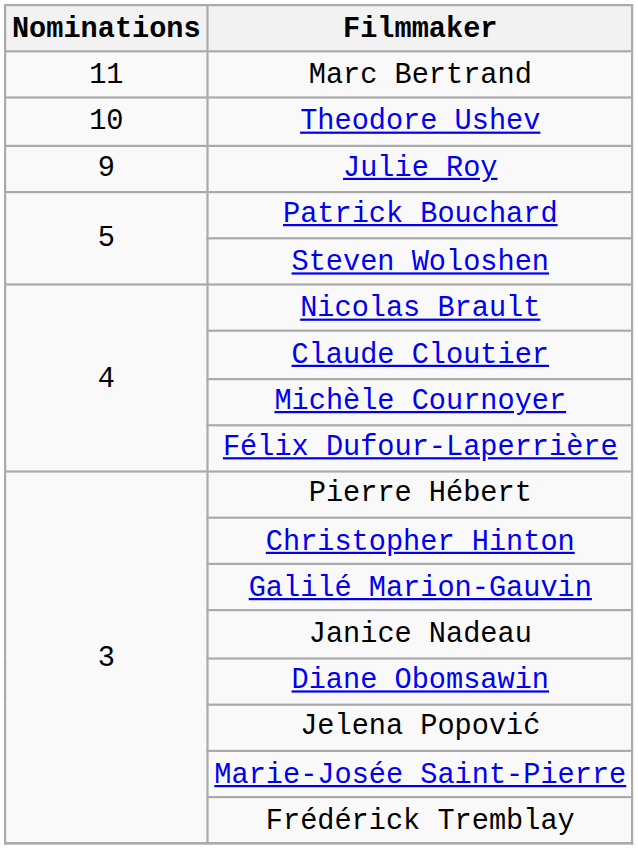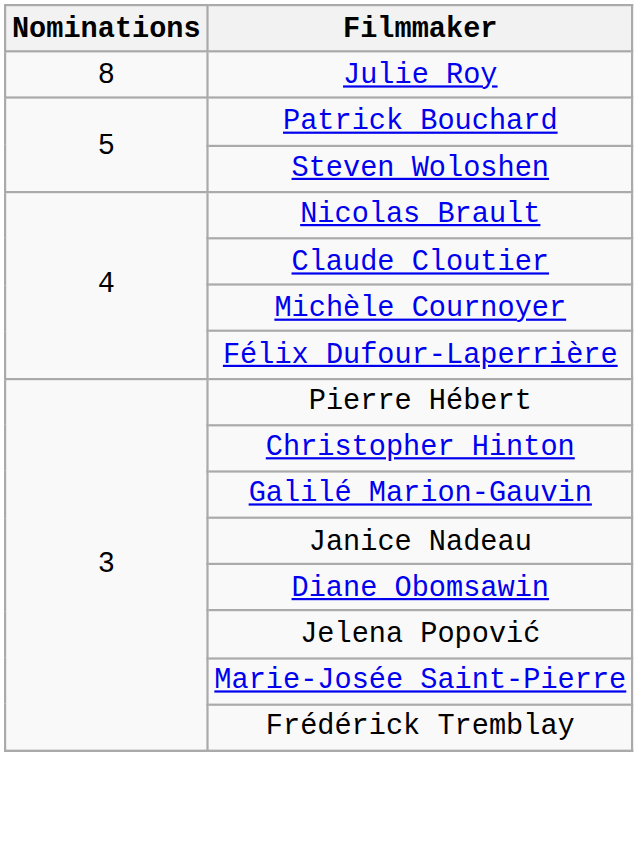- row: (420, 75)
- row: (420, 122)
(106, 168) 9 -> (106, 75) 8
